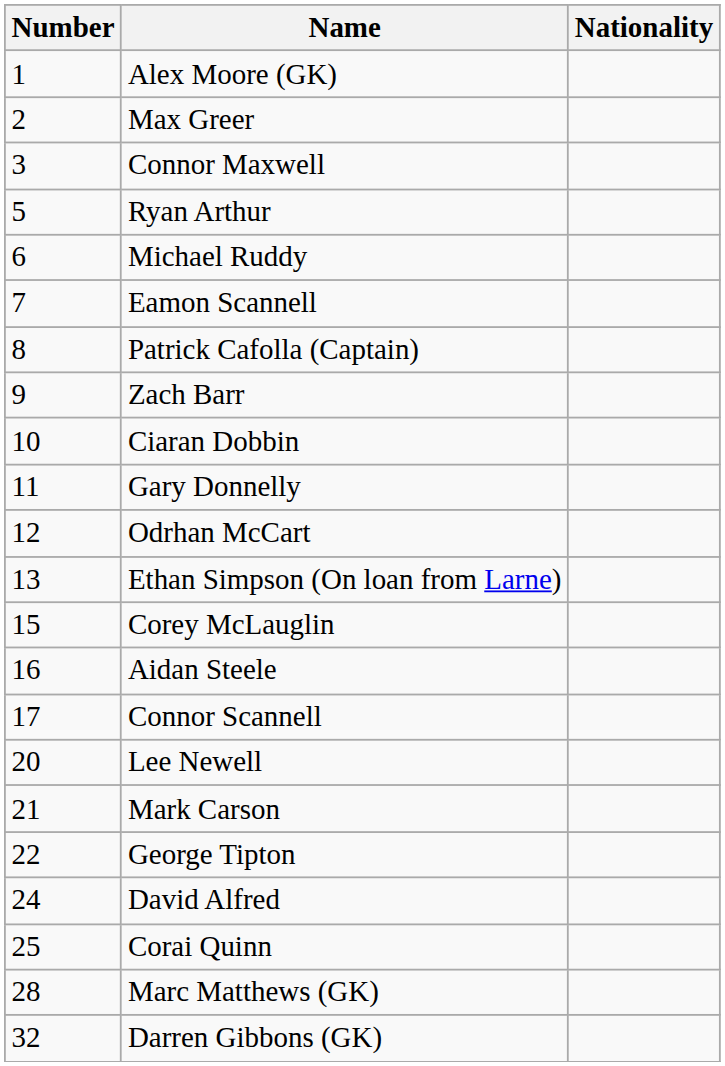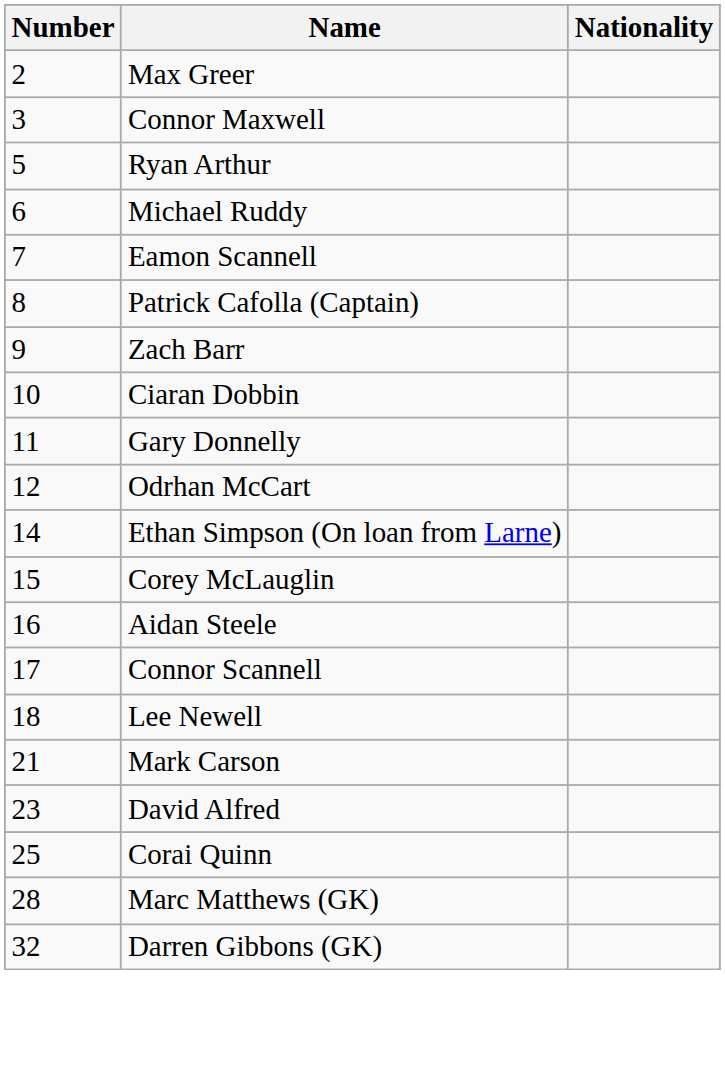- row: (232, 73)
(26, 578) 13 -> (26, 532) 14
(26, 762) 20 -> (26, 716) 18
- row: (212, 854)
(26, 900) 24 -> (26, 808) 23
